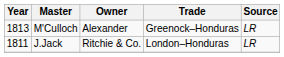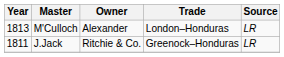(192, 28) Greenock–Honduras -> (187, 28) London–Honduras
(187, 44) London–Honduras -> (192, 44) Greenock–Honduras
